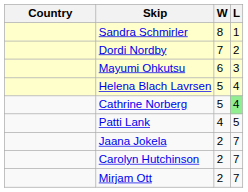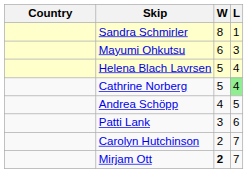- row: (133, 50)
+ row: (138, 104)
(220, 123) 4 -> (220, 123) 3
(236, 123) 5 -> (236, 123) 6
- row: (133, 141)
(220, 178) normal -> (220, 159) bold
